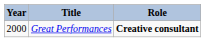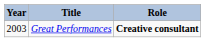(16, 29) 2000 -> (16, 29) 2003
